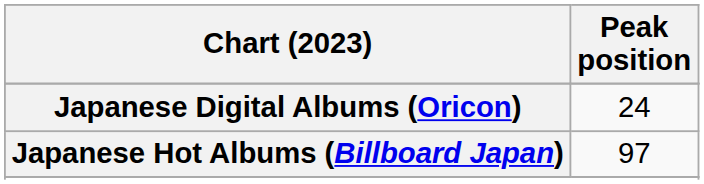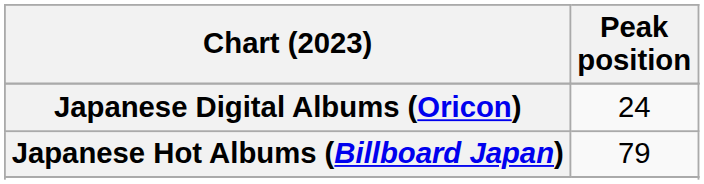(634, 153) 97 -> (634, 153) 79
